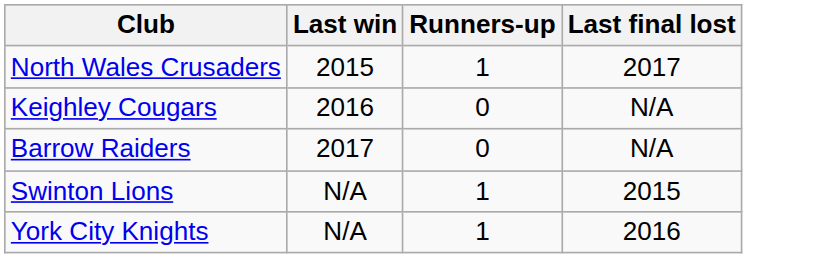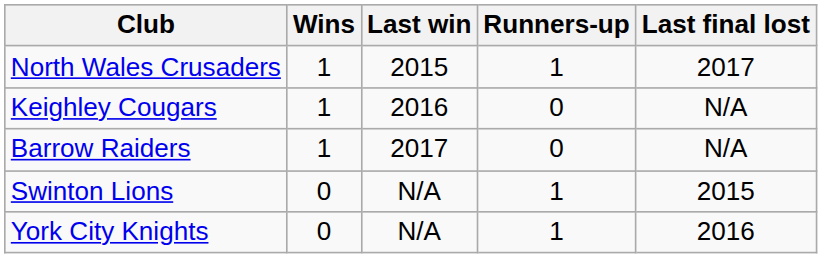+ column: (324, 25)
